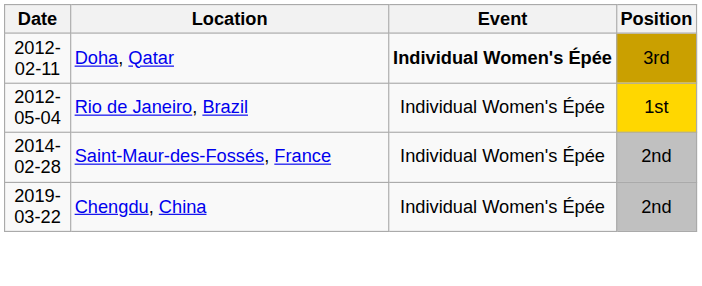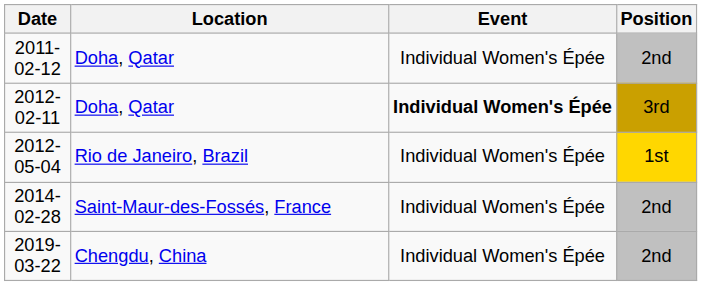+ row: (37, 58)
